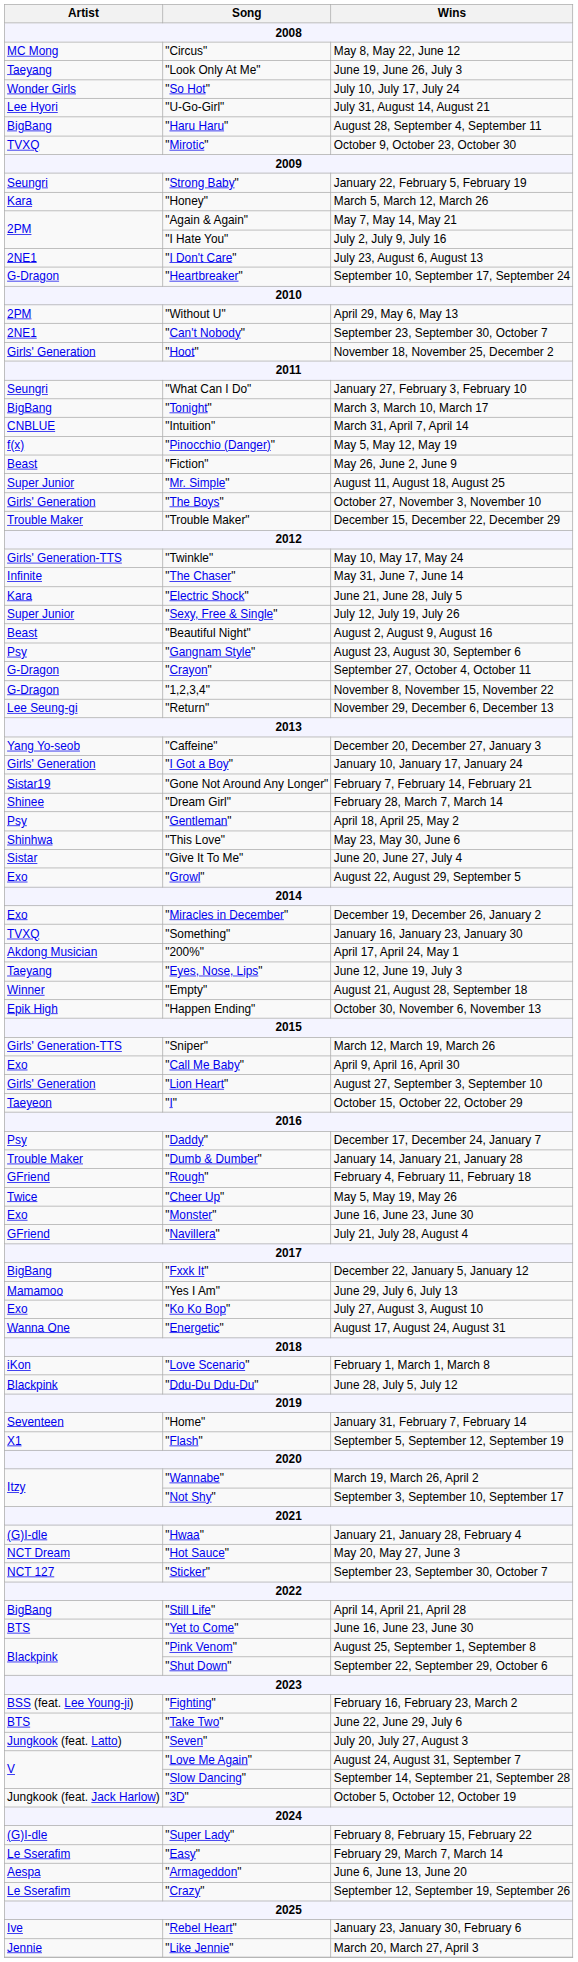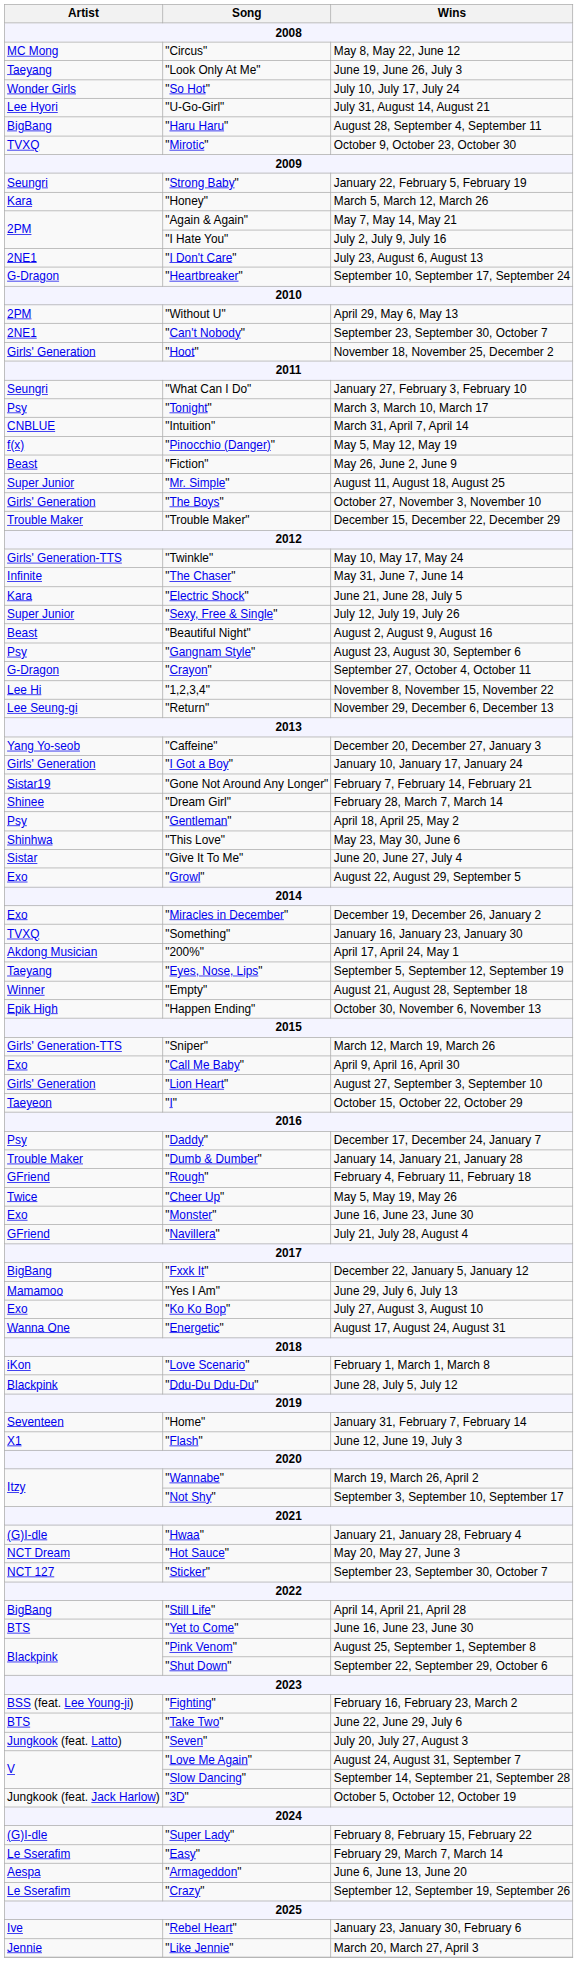(29, 408) BigBang -> (17, 408) Psy
(33, 689) G-Dragon -> (24, 689) Lee Hi
(398, 971) June 12, June 19, July 3 -> (449, 971) September 5, September 12, September 19
(449, 1440) September 5, September 12, September 19 -> (398, 1440) June 12, June 19, July 3
